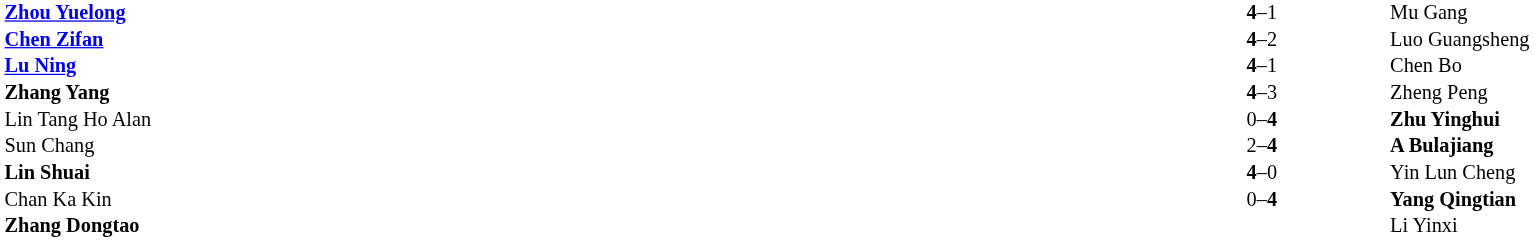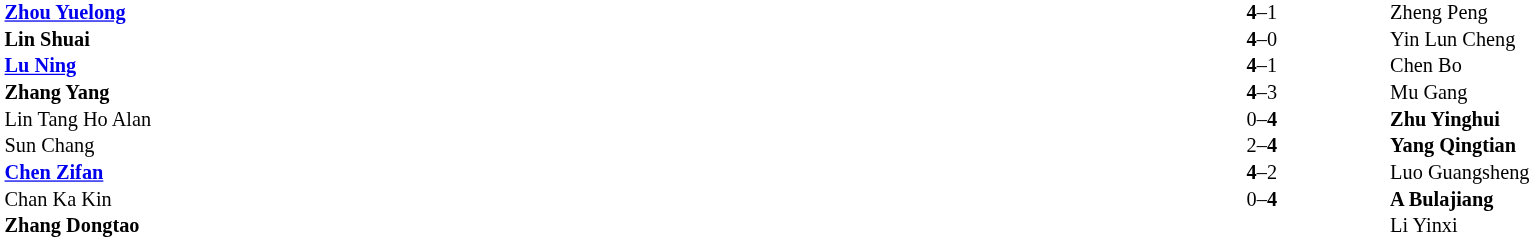(1429, 12) Mu Gang -> (1439, 12) Zheng Peng
rows swapped: (54, 39) <-> (47, 172)
(1439, 92) Zheng Peng -> (1429, 92) Mu Gang
(1442, 145) A Bulajiang -> (1453, 145) Yang Qingtian
(1453, 199) Yang Qingtian -> (1442, 199) A Bulajiang
